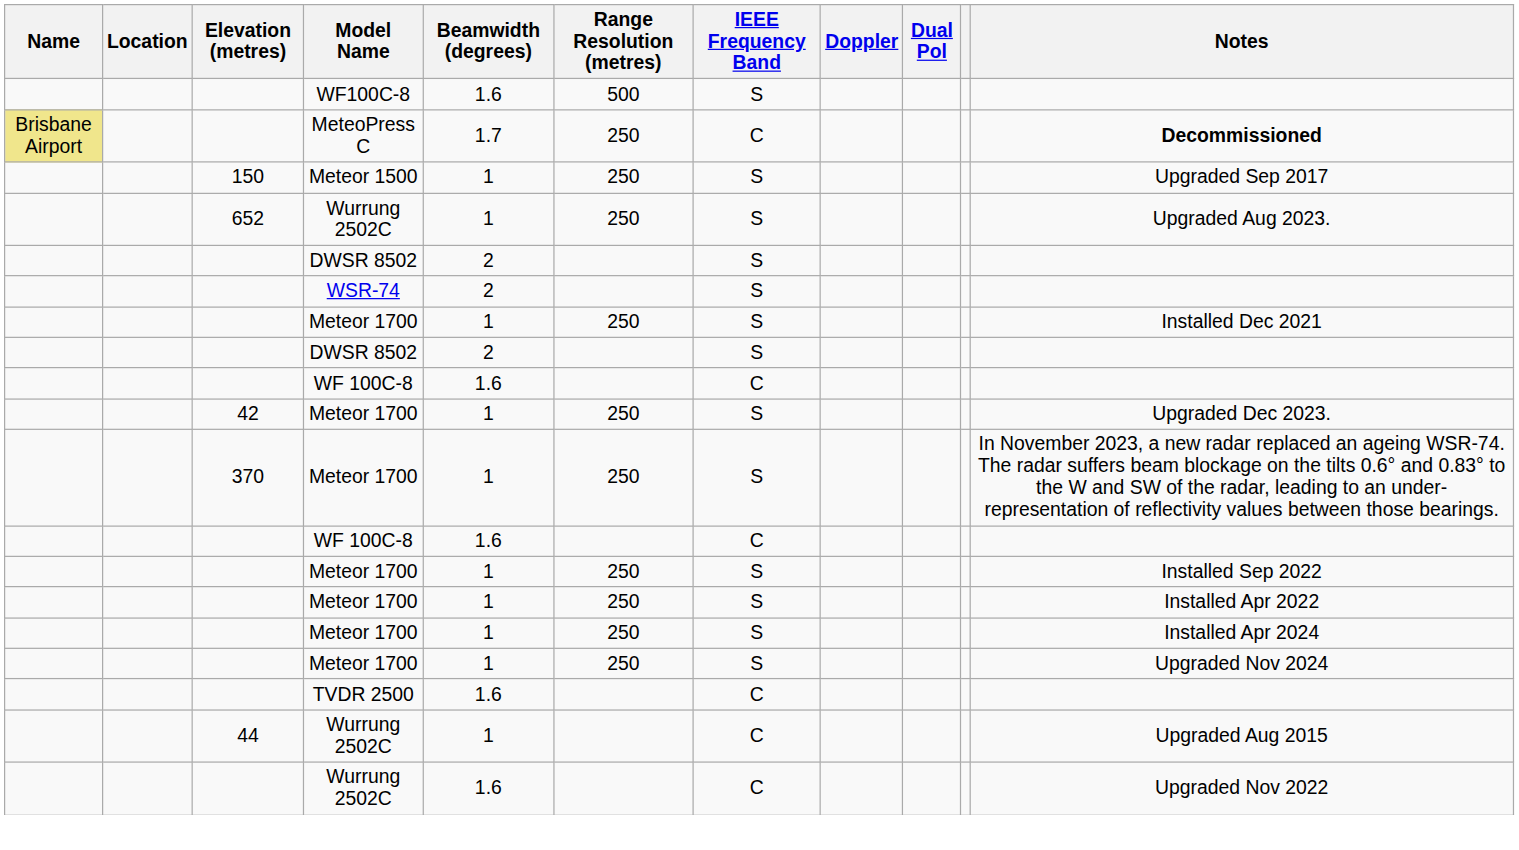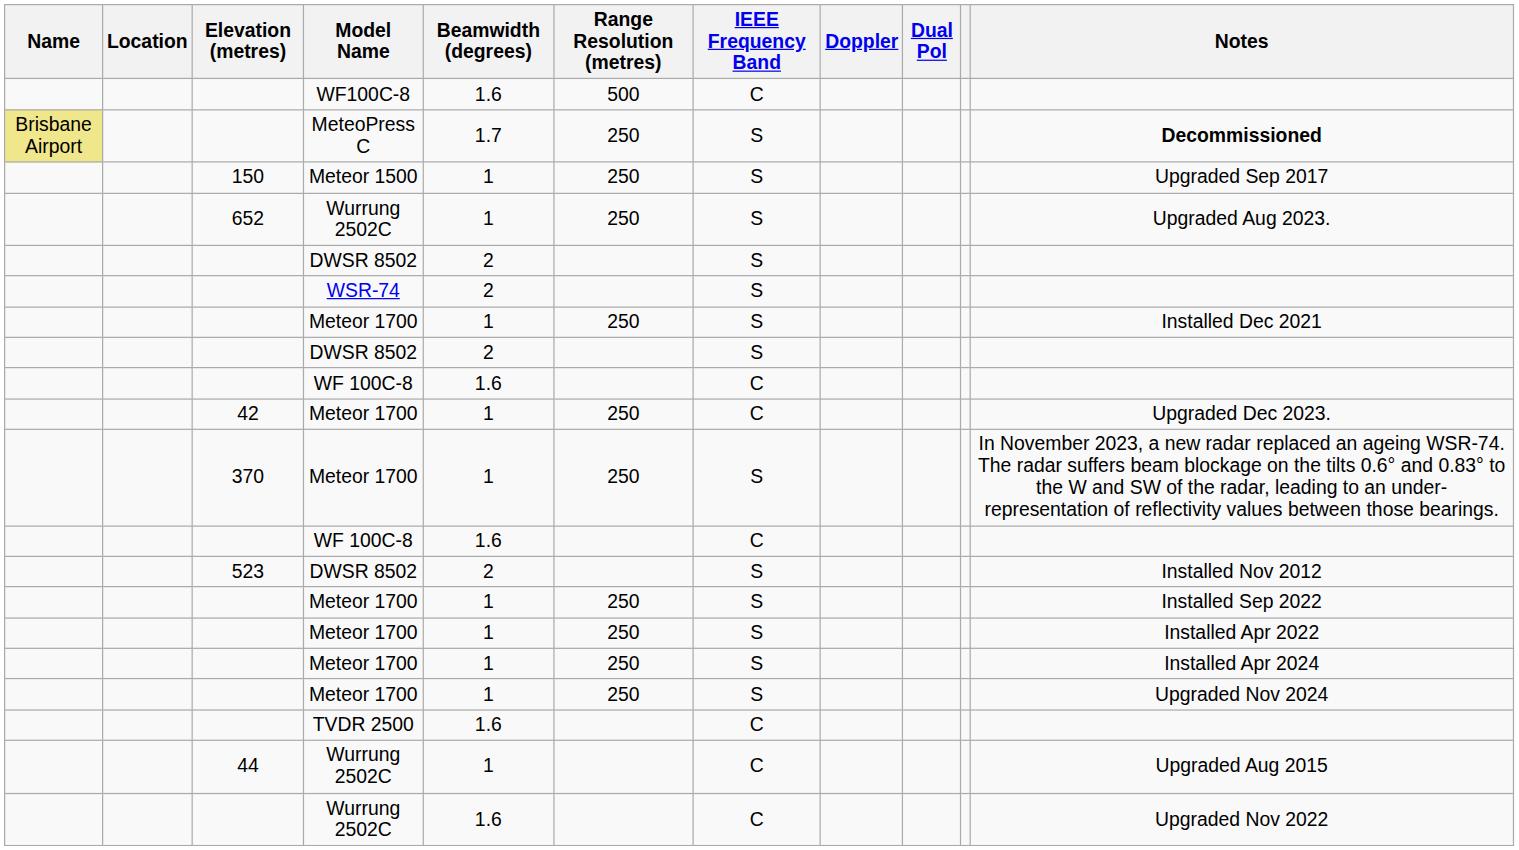(757, 94) S -> (757, 94) C
(757, 135) C -> (757, 135) S
(757, 414) S -> (757, 414) C
+ row: (248, 571)
